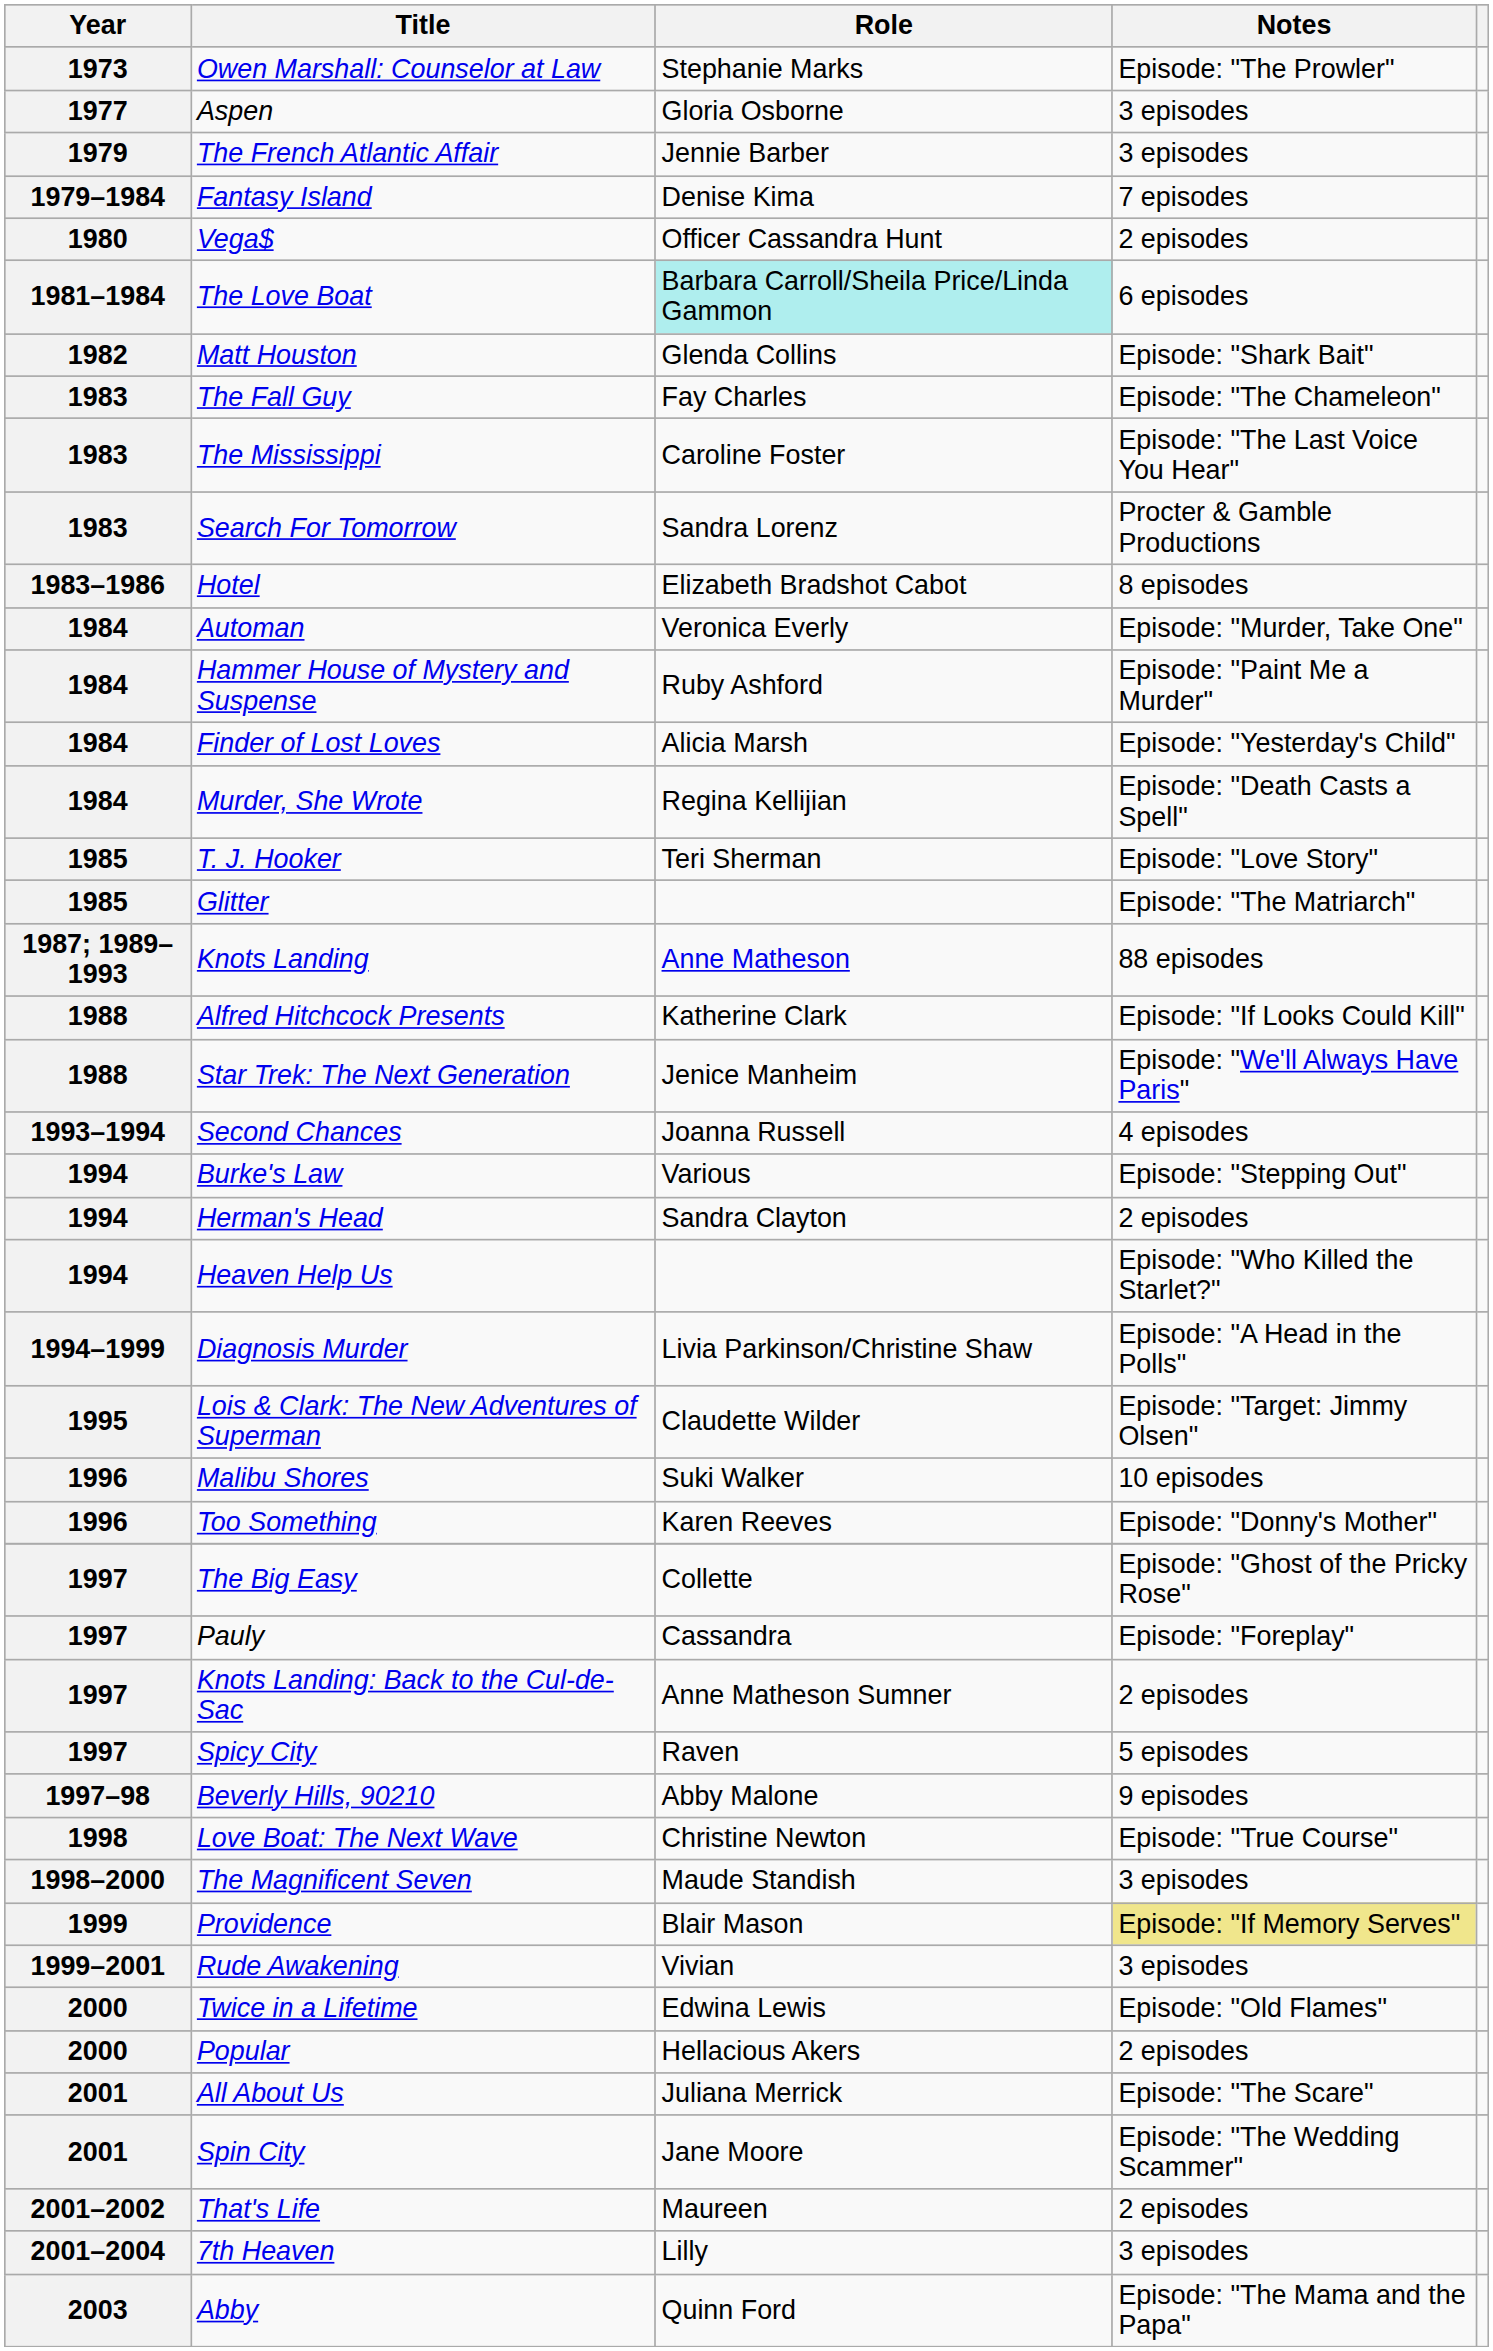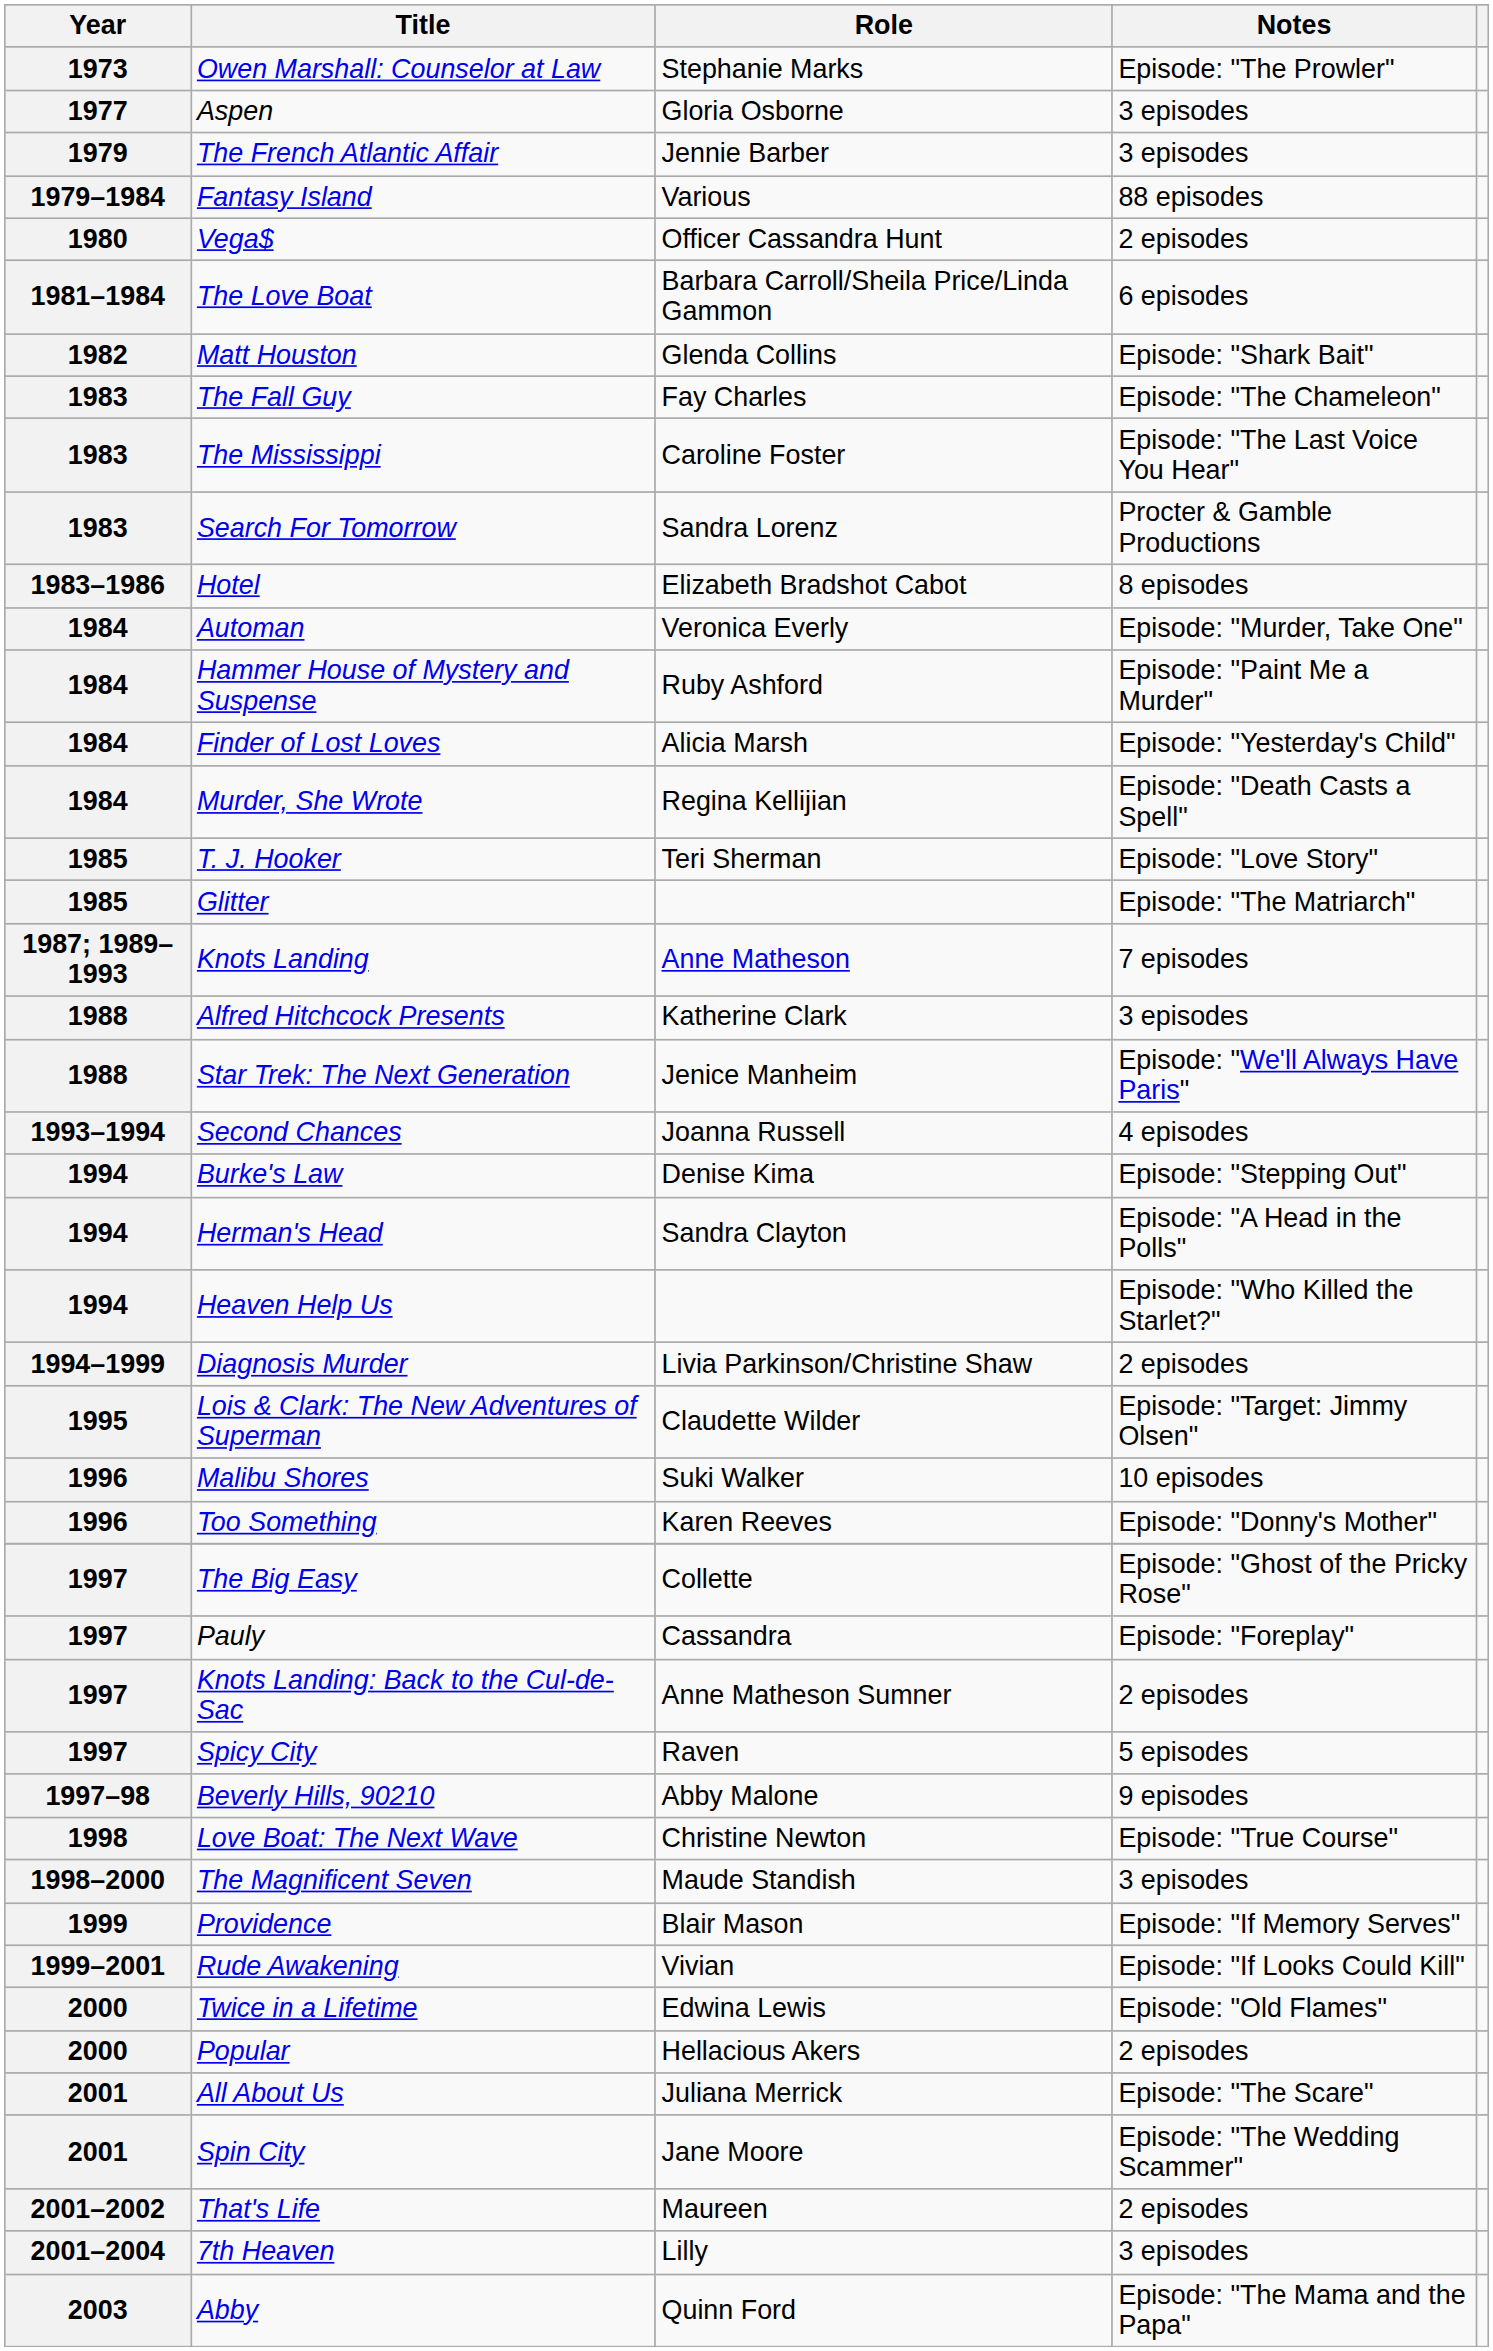(738, 196) Denise Kima -> (706, 196) Various
(1183, 196) 7 episodes -> (1191, 196) 88 episodes
(865, 296) paleturquoise background -> (865, 296) no background
(1191, 959) 88 episodes -> (1183, 959) 7 episodes
(1292, 1017) Episode: "If Looks Could Kill" -> (1183, 1017) 3 episodes
(706, 1175) Various -> (738, 1175) Denise Kima
(1183, 1217) 2 episodes -> (1260, 1233) Episode: "A Head in the Polls"
(1260, 1348) Episode: "A Head in the Polls" -> (1183, 1363) 2 episodes
(1289, 1923) khaki background -> (1289, 1923) no background
(1183, 1966) 3 episodes -> (1292, 1966) Episode: "If Looks Could Kill"
